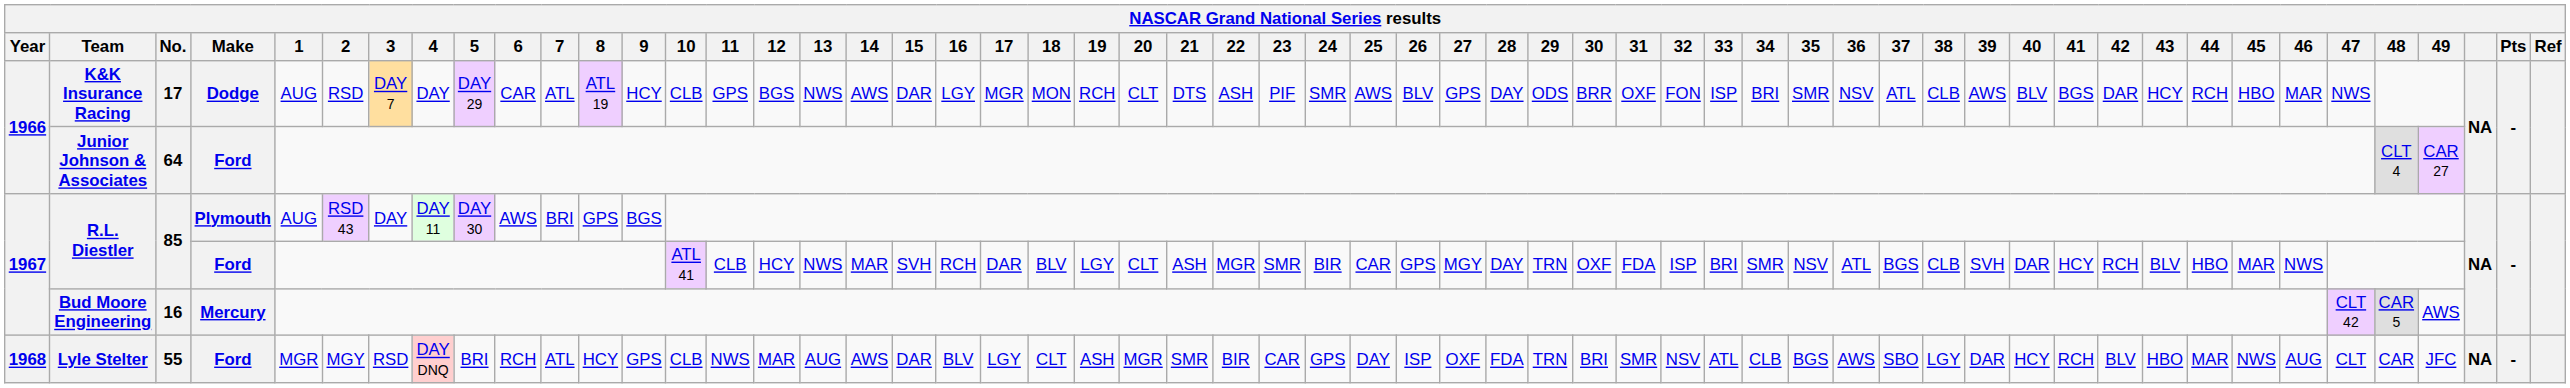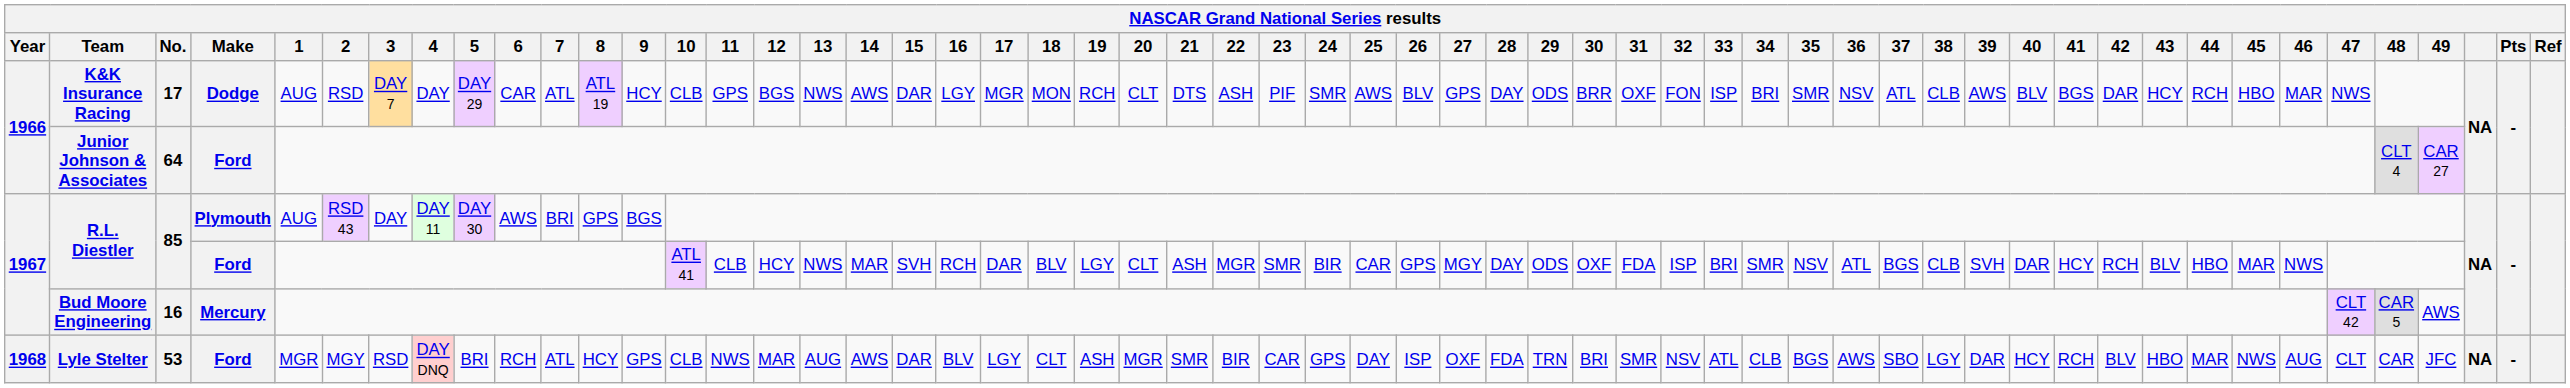(1550, 265) TRN -> (1550, 265) ODS
(173, 359) 55 -> (173, 359) 53
